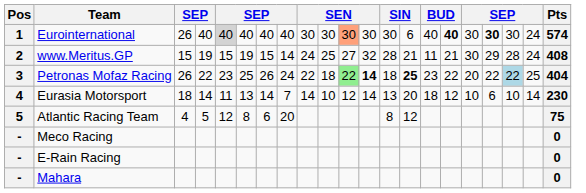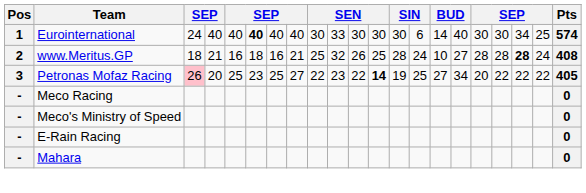(185, 35) 26 -> (195, 35) 24
(226, 35) lightgrey background -> (235, 35) no background
(246, 35) normal -> (256, 35) bold
(328, 35) 30 -> (338, 35) 33
(349, 35) lightsalmon background -> (358, 35) no background
(431, 35) 40 -> (440, 35) 14
(451, 35) bold -> (461, 35) normal
(492, 35) bold -> (502, 35) normal
(513, 35) 30 -> (522, 35) 34
(533, 35) 24 -> (543, 35) 25
(185, 55) 15 -> (195, 55) 18
(205, 55) 19 -> (215, 55) 21
(226, 55) 15 -> (235, 55) 16
(246, 55) 19 -> (256, 55) 18
(267, 55) 15 -> (276, 55) 16
(287, 55) 14 -> (297, 55) 21
(308, 55) 24 -> (317, 55) 25
(328, 55) 25 -> (338, 55) 32
(349, 55) 27 -> (358, 55) 26
(369, 55) 32 -> (379, 55) 25
(410, 55) 21 -> (420, 55) 24
(431, 55) 11 -> (440, 55) 10
(451, 55) 21 -> (461, 55) 27
(472, 55) 30 -> (481, 55) 28
(492, 55) 29 -> (502, 55) 28
(513, 55) normal -> (522, 55) bold
(185, 75) no background -> (195, 75) pink background
(205, 75) 22 -> (215, 75) 20
(226, 75) 23 -> (235, 75) 25
(246, 75) 25 -> (256, 75) 23
(267, 75) 26 -> (276, 75) 25
(287, 75) 24 -> (297, 75) 27
(328, 75) 18 -> (338, 75) 23
(349, 75) lightgreen background -> (358, 75) no background
(390, 75) 18 -> (399, 75) 19
(410, 75) bold -> (420, 75) normal
(431, 75) 23 -> (440, 75) 27
(451, 75) 22 -> (461, 75) 34
(513, 75) lightblue background -> (522, 75) no background
(533, 75) 25 -> (543, 75) 22
(557, 75) 404 -> (567, 75) 405
- row: (92, 96)
- row: (98, 116)
+ row: (109, 116)
